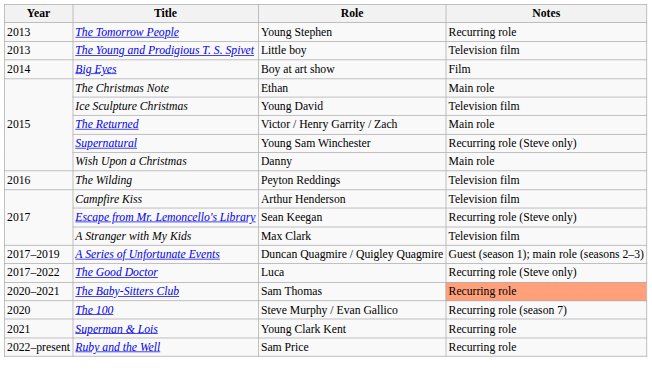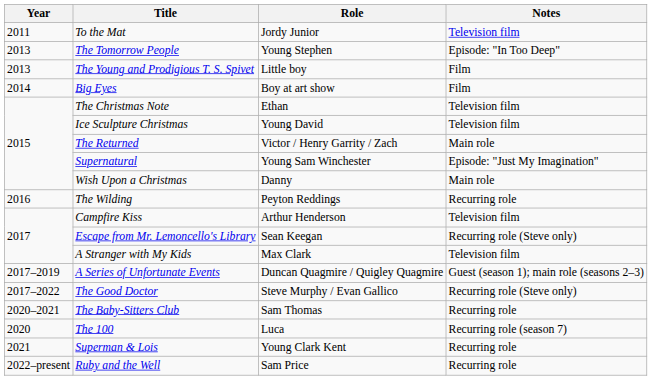+ row: (100, 32)
(482, 32) Recurring role -> (504, 50) Episode: "In Too Deep"
(484, 50) Television film -> (460, 69) Film
(471, 87) Main role -> (484, 106) Television film
(513, 143) Recurring role (Steve only) -> (524, 161) Episode: "Just My Imagination"
(484, 180) Television film -> (482, 198) Recurring role
(273, 273) Luca -> (329, 291) Steve Murphy / Evan Gallico
(482, 291) lightsalmon background -> (482, 310) no background
(329, 310) Steve Murphy / Evan Gallico -> (273, 328) Luca
